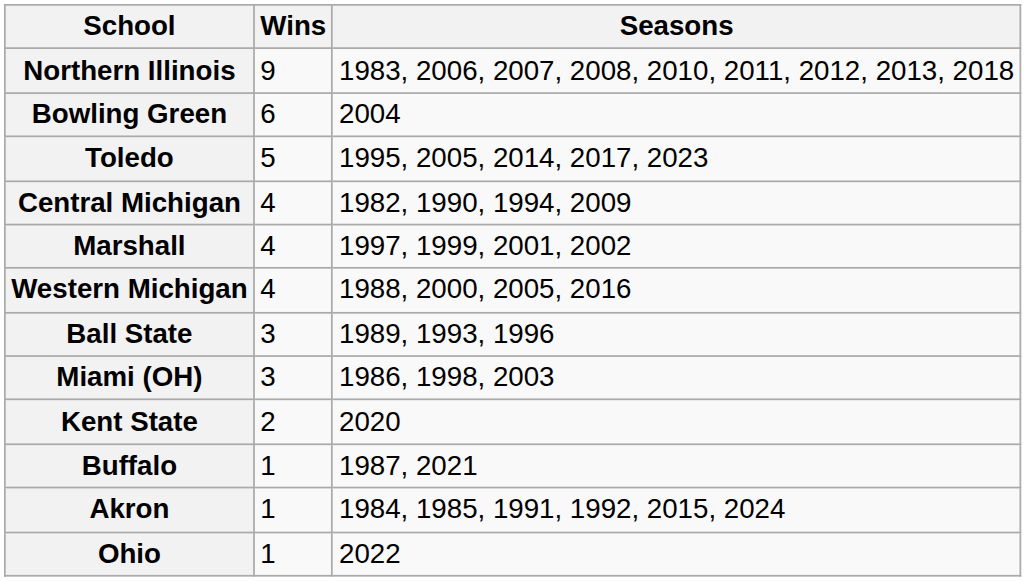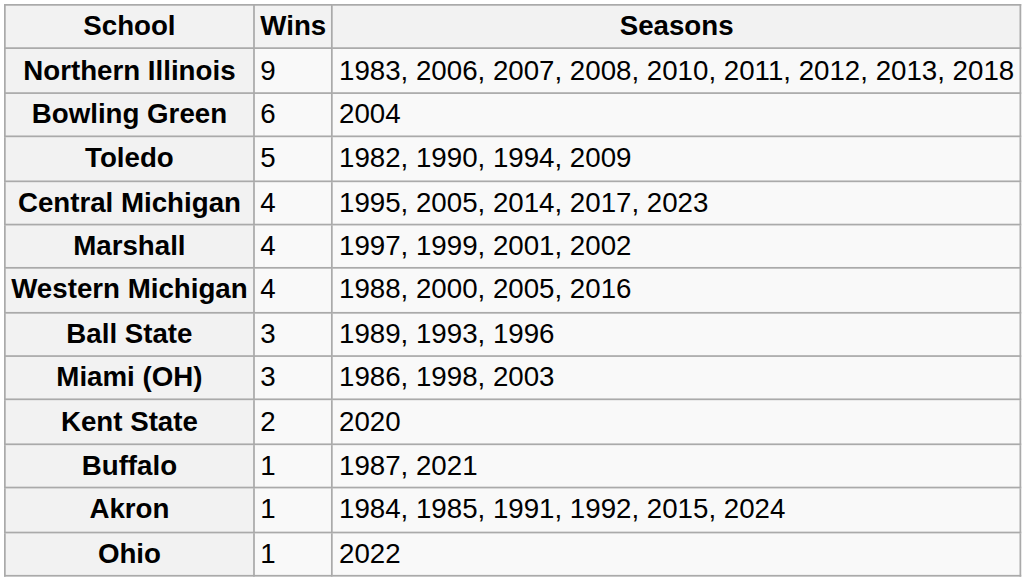(524, 158) 1995, 2005, 2014, 2017, 2023 -> (485, 158) 1982, 1990, 1994, 2009
(485, 202) 1982, 1990, 1994, 2009 -> (524, 202) 1995, 2005, 2014, 2017, 2023
